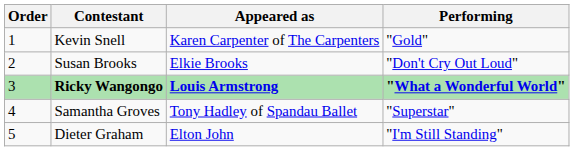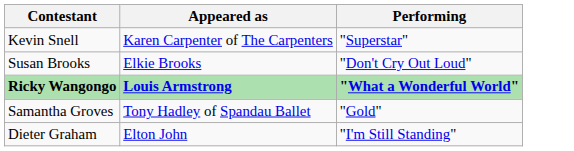- column: (28, 16)
(407, 39) "Gold" -> (374, 39) "Superstar"
(420, 110) "Superstar" -> (361, 110) "Gold"
